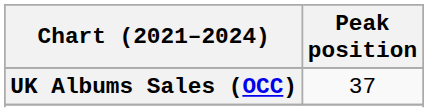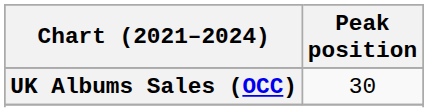(362, 87) 37 -> (362, 87) 30
